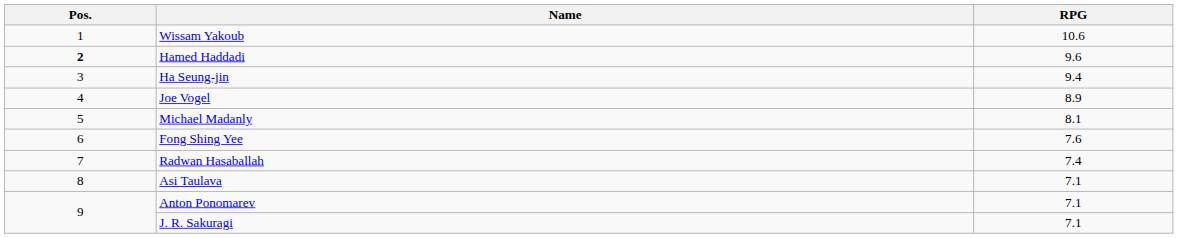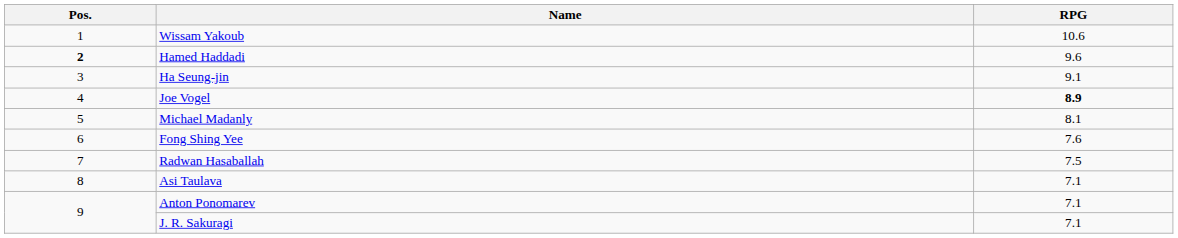(1073, 77) 9.4 -> (1073, 77) 9.1
(1073, 98) normal -> (1073, 98) bold
(1073, 160) 7.4 -> (1073, 160) 7.5
